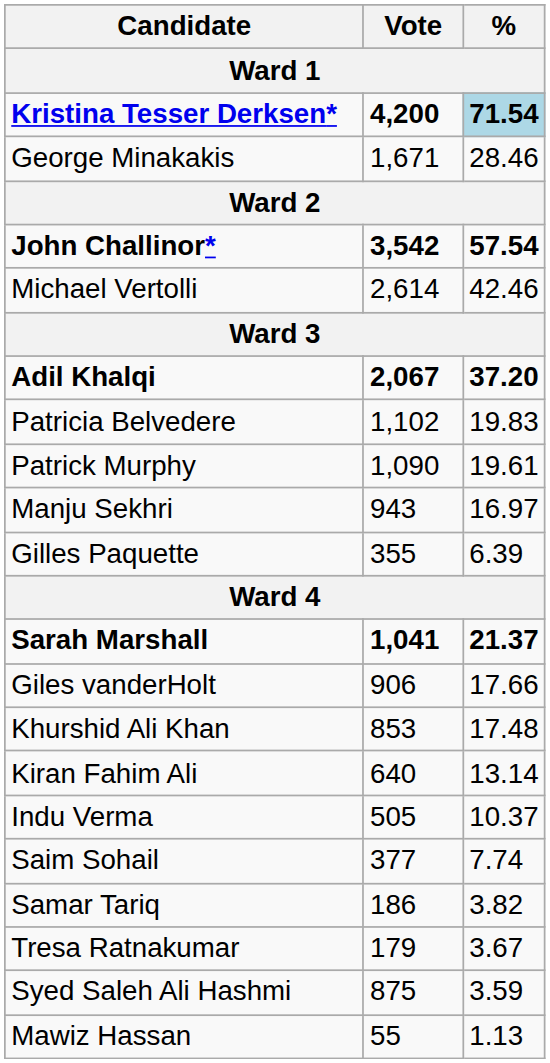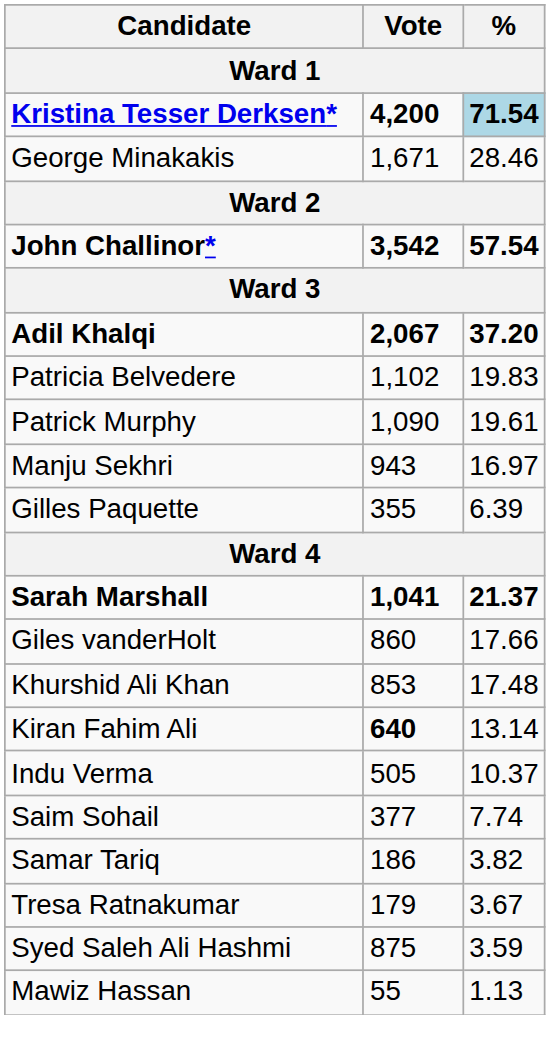- row: (104, 289)
(393, 684) 906 -> (393, 641) 860
(393, 772) normal -> (393, 728) bold
